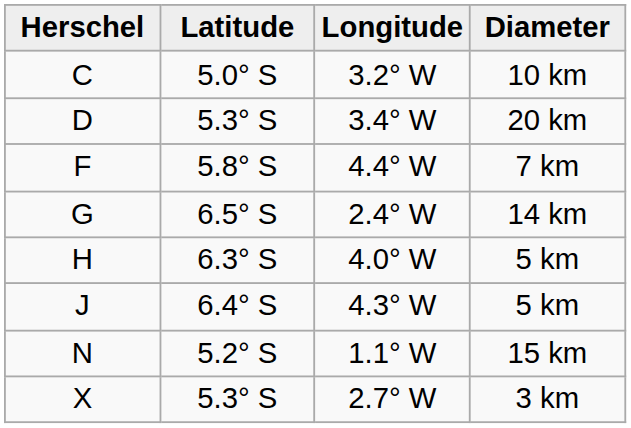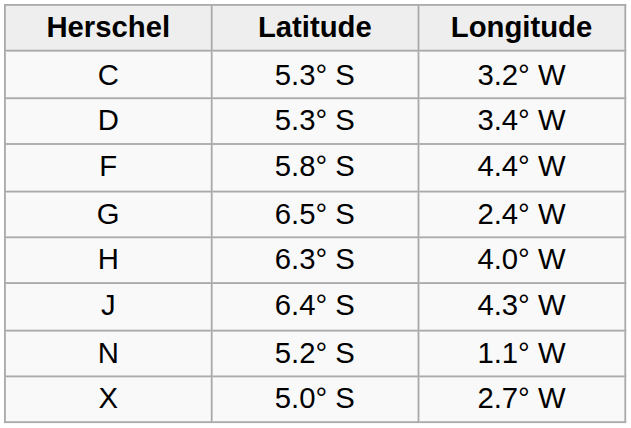- column: (547, 27)
(237, 74) 5.0° S -> (315, 74) 5.3° S
(237, 399) 5.3° S -> (315, 399) 5.0° S
